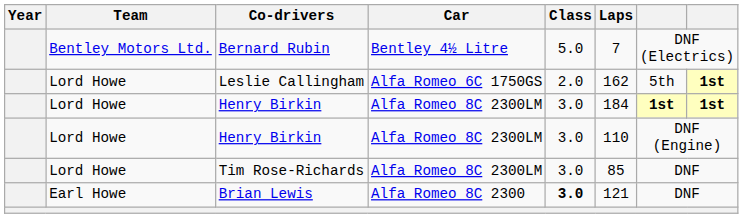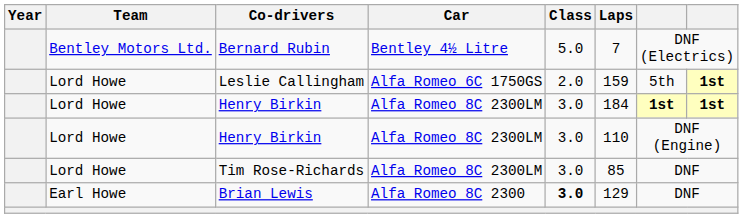(616, 81) 162 -> (616, 81) 159
(616, 194) 121 -> (616, 194) 129
